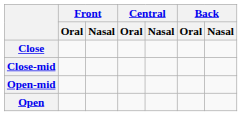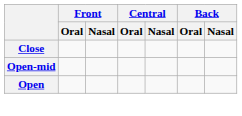- row: (31, 66)
